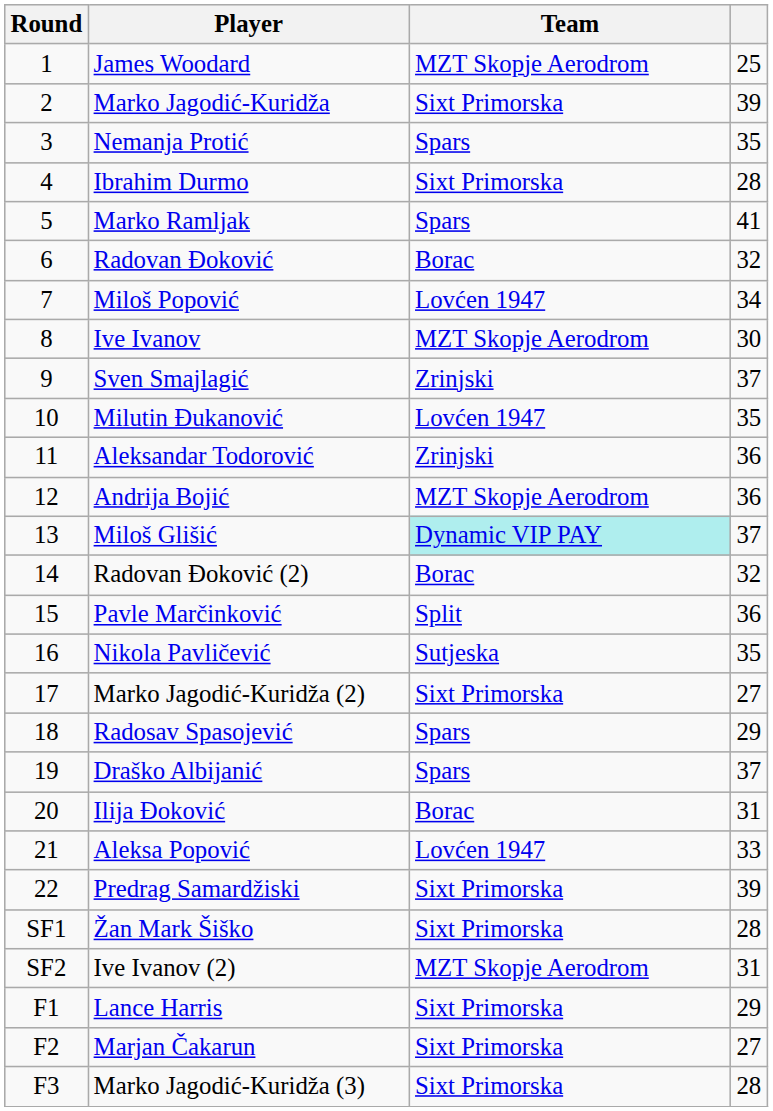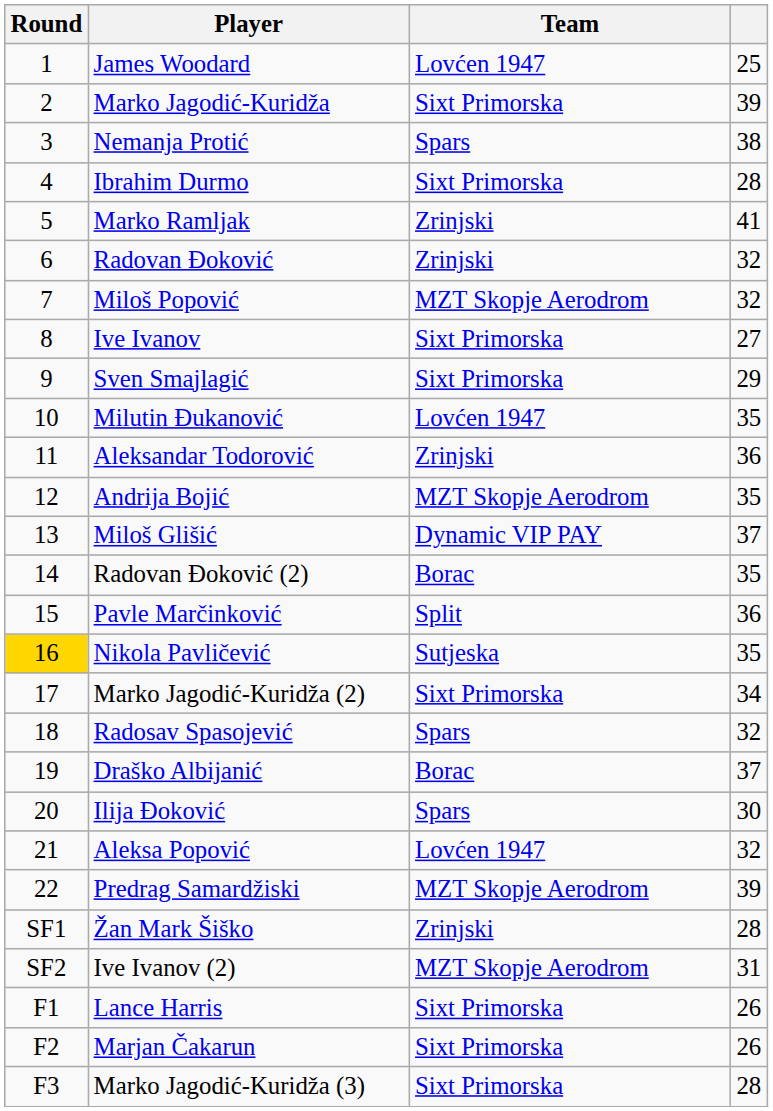(532, 63) MZT Skopje Aerodrom -> (480, 63) Lovćen 1947
(749, 142) 35 -> (749, 142) 38
(443, 220) Spars -> (454, 220) Zrinjski
(445, 260) Borac -> (454, 260) Zrinjski
(480, 299) Lovćen 1947 -> (532, 299) MZT Skopje Aerodrom
(749, 299) 34 -> (749, 299) 32
(532, 338) MZT Skopje Aerodrom -> (489, 338) Sixt Primorska
(749, 338) 30 -> (749, 338) 27
(454, 378) Zrinjski -> (489, 378) Sixt Primorska
(749, 378) 37 -> (749, 378) 29
(749, 496) 36 -> (749, 496) 35
(509, 535) paleturquoise background -> (509, 535) no background
(749, 574) 32 -> (749, 574) 35
(46, 653) no background -> (46, 653) gold background
(749, 692) 27 -> (749, 692) 34
(749, 732) 29 -> (749, 732) 32
(443, 771) Spars -> (445, 771) Borac
(445, 810) Borac -> (443, 810) Spars
(749, 810) 31 -> (749, 810) 30
(749, 850) 33 -> (749, 850) 32
(489, 889) Sixt Primorska -> (532, 889) MZT Skopje Aerodrom
(489, 928) Sixt Primorska -> (454, 928) Zrinjski
(749, 1007) 29 -> (749, 1007) 26
(749, 1046) 27 -> (749, 1046) 26
